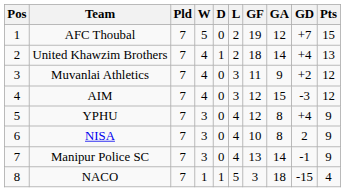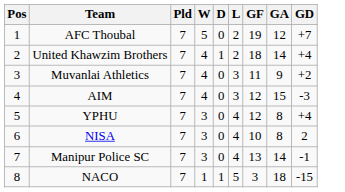- column: (329, 14)
